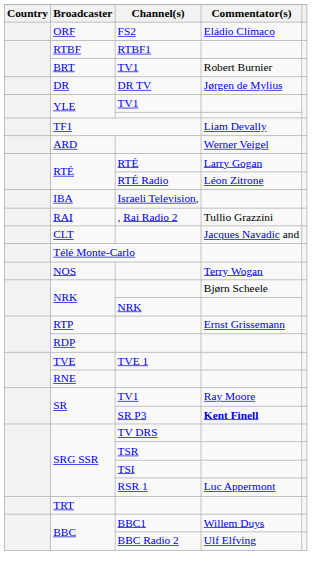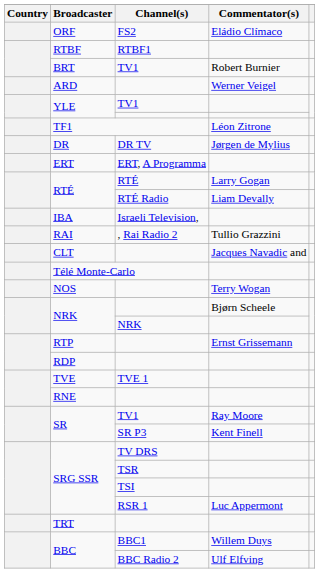rows swapped: (61, 85) <-> (65, 144)
(235, 126) Liam Devally -> (241, 126) Léon Zitrone
+ row: (64, 162)
(234, 180) Léon Zitrone -> (243, 198) Liam Devally
(231, 415) bold -> (237, 433) normal
